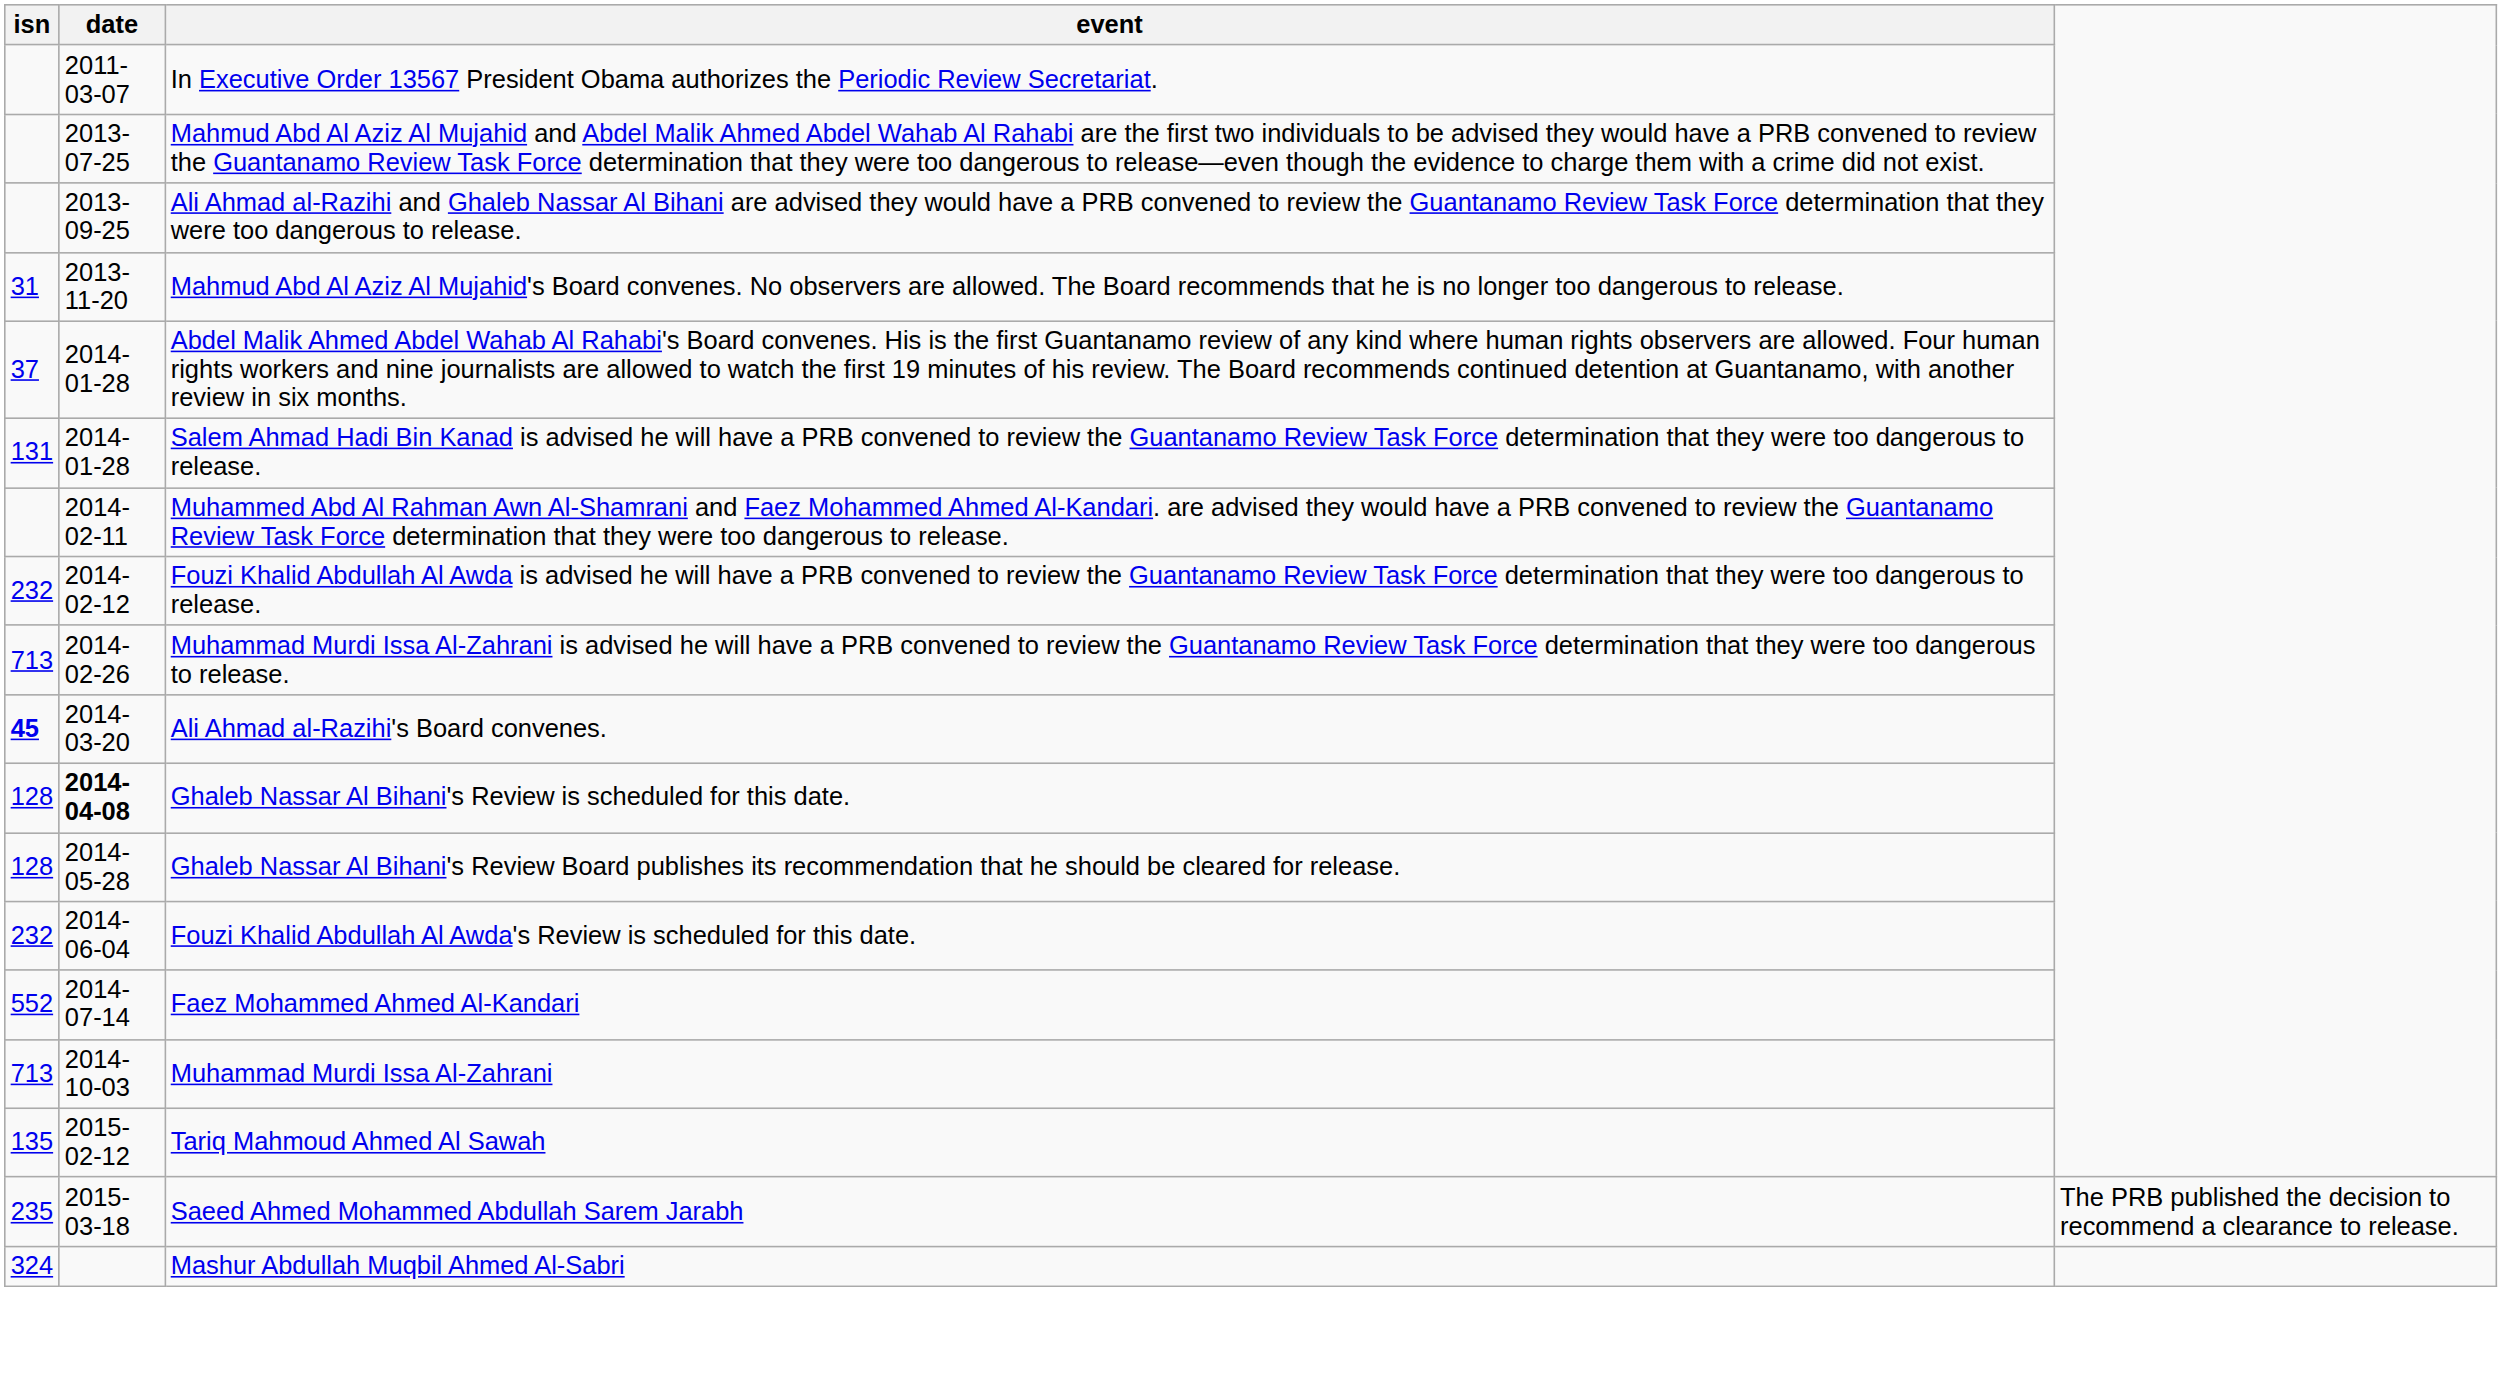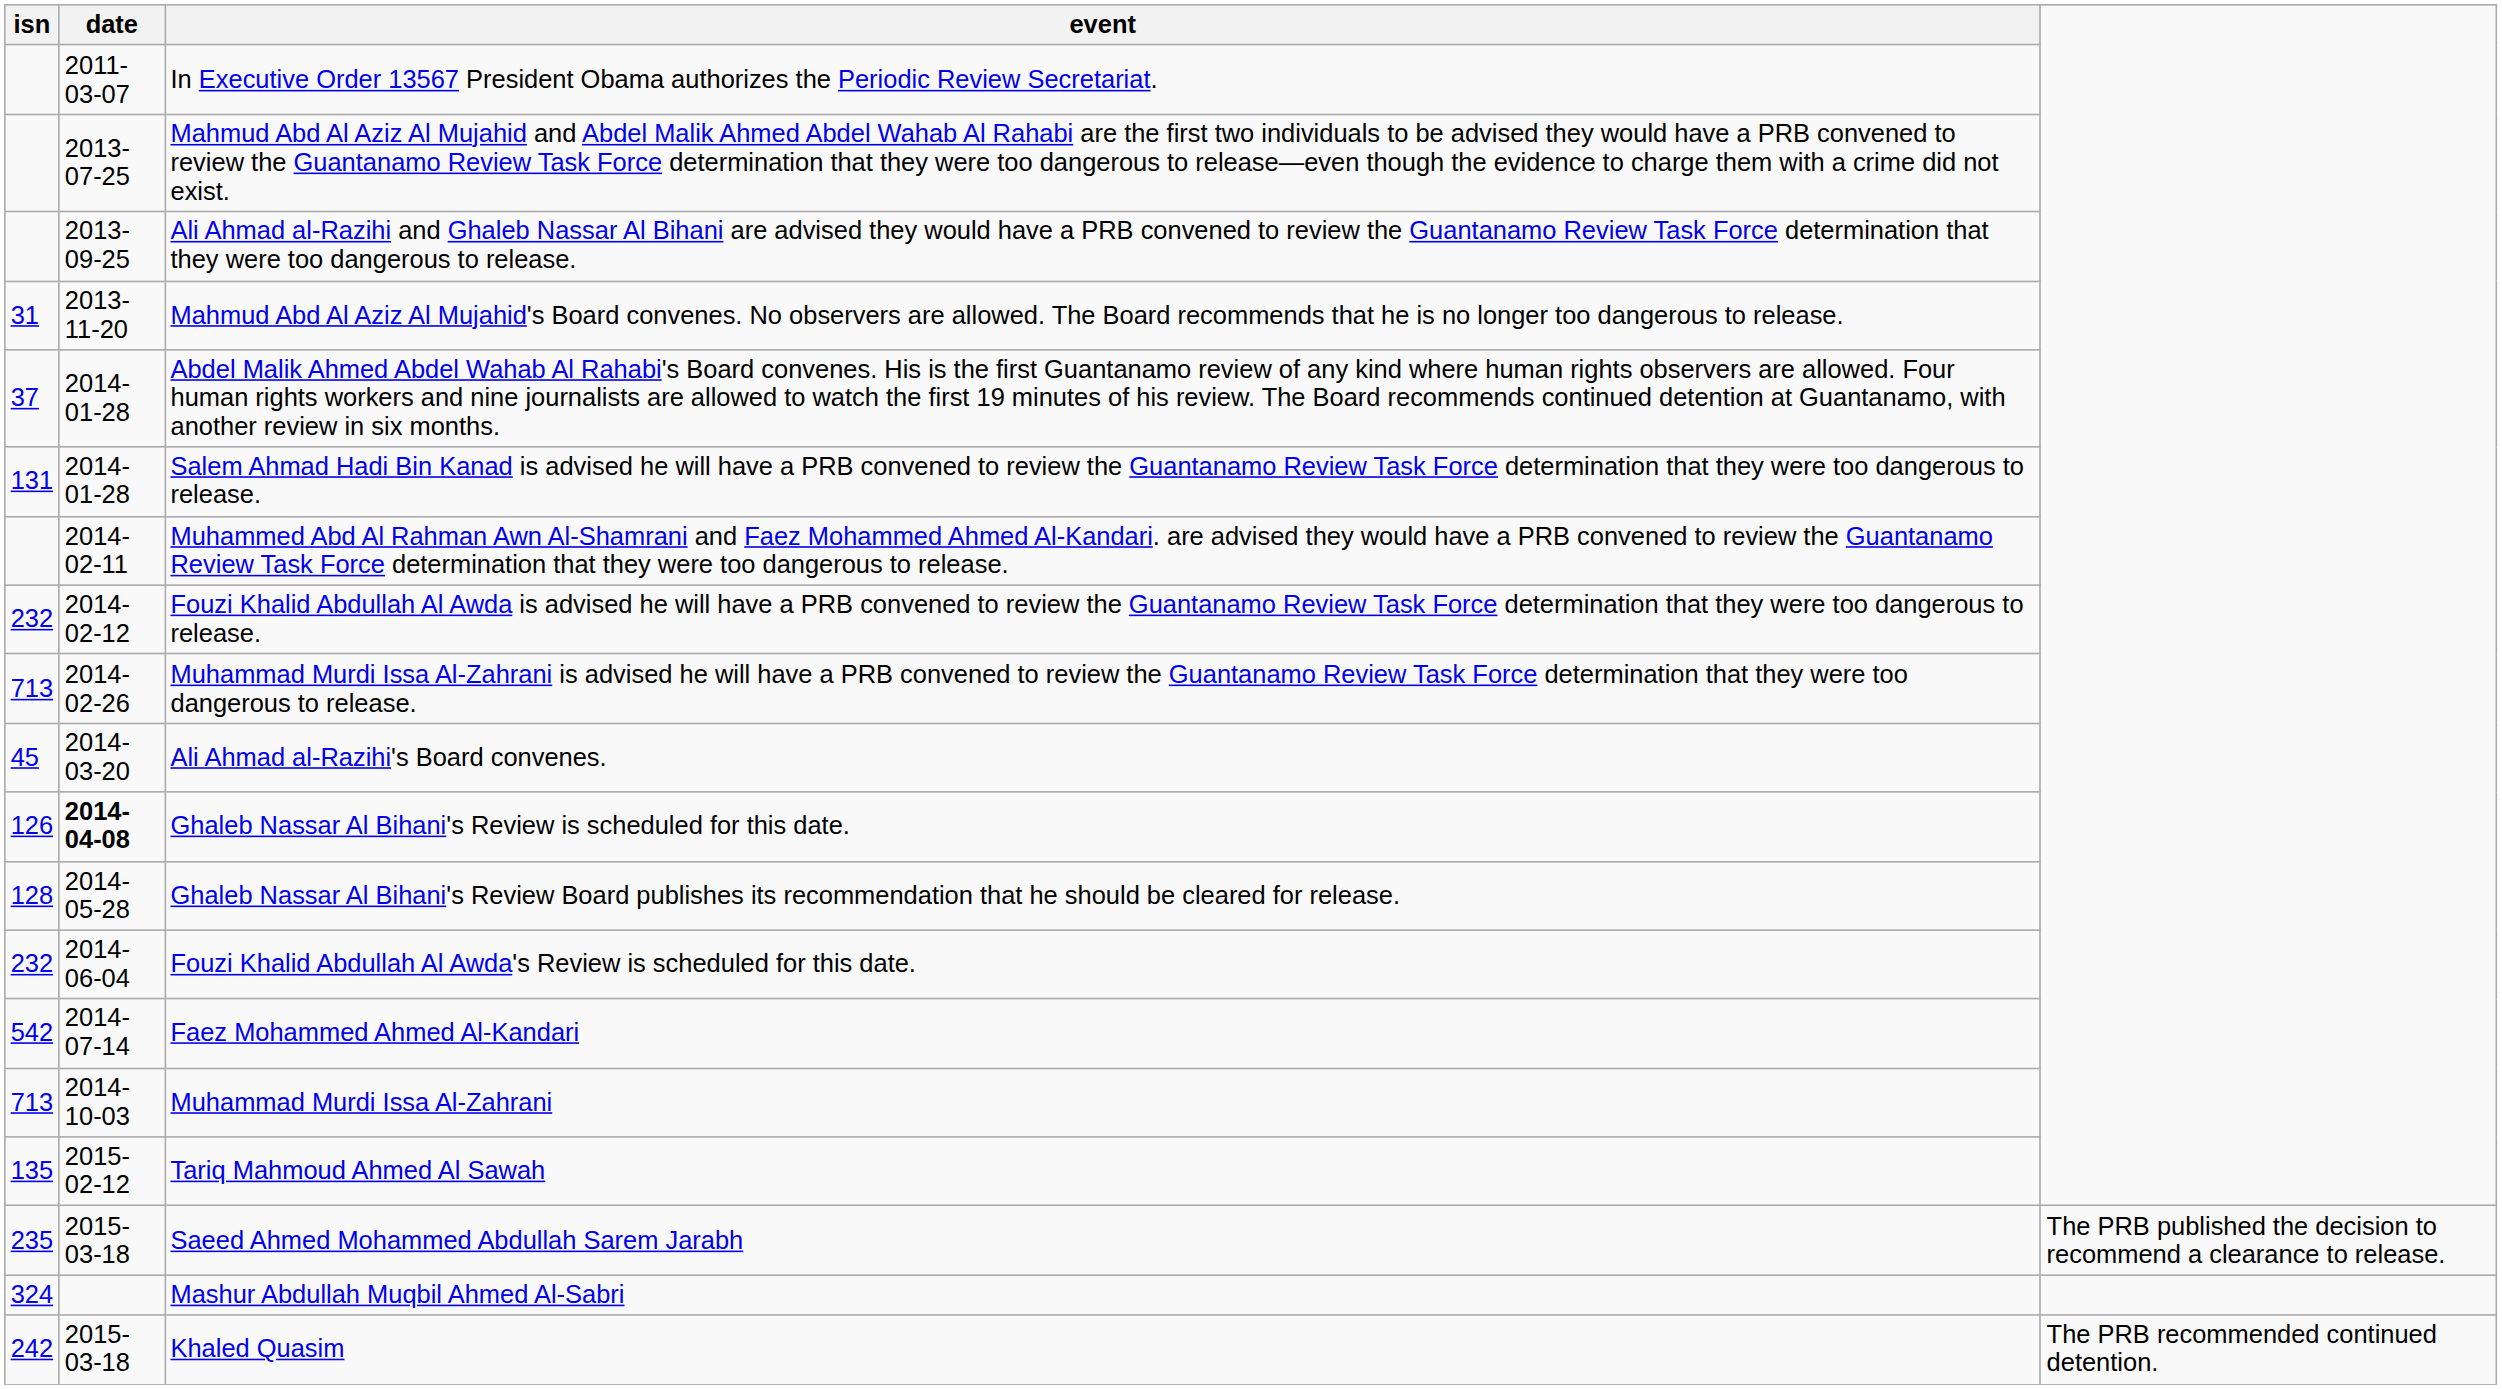(25, 728) bold -> (25, 757) normal
(32, 797) 128 -> (32, 826) 126
(32, 1004) 552 -> (32, 1033) 542
+ row: (257, 1349)
